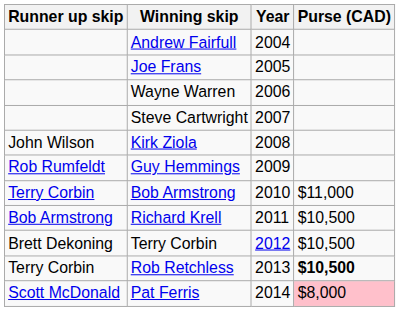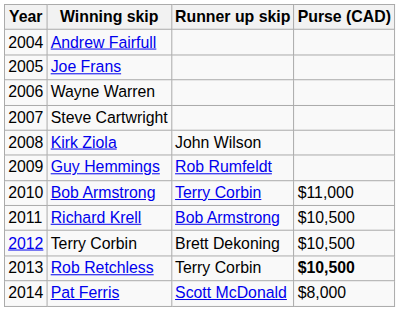columns swapped: (273, 17) <-> (66, 17)
(322, 293) pink background -> (322, 293) no background
